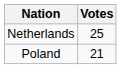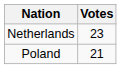(97, 34) 25 -> (97, 34) 23
